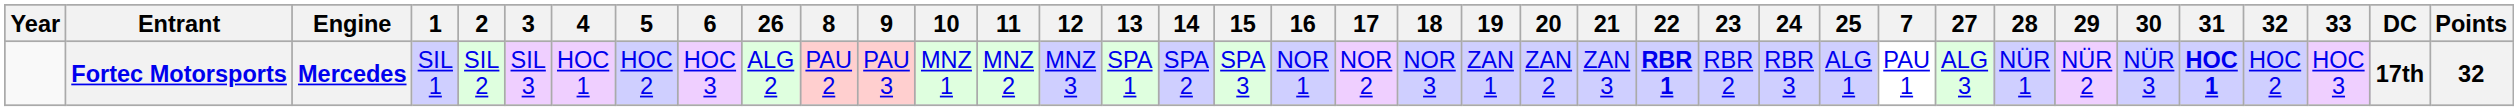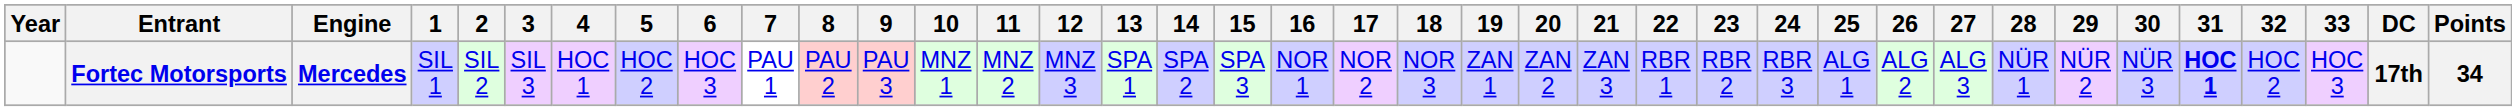columns swapped: (1907, 23) <-> (771, 23)
(1667, 73) bold -> (1666, 73) normal
(2471, 73) 32 -> (2470, 73) 34
